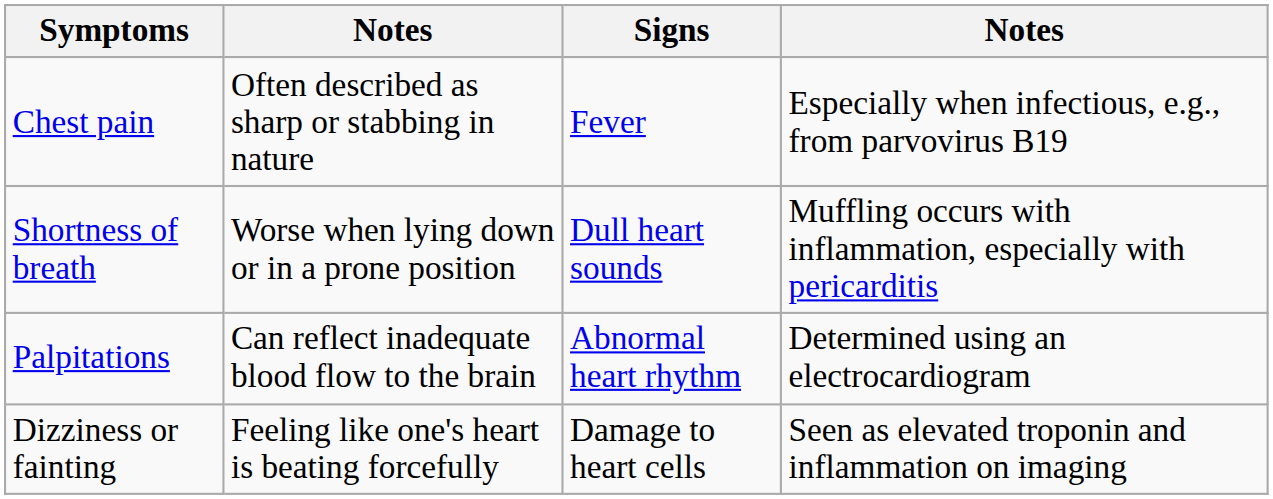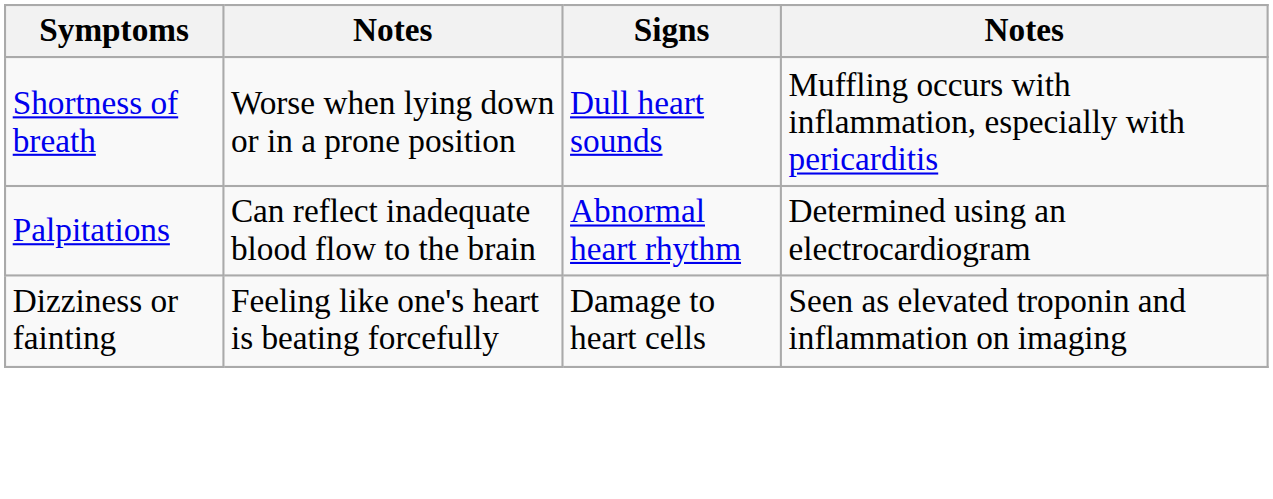- row: (83, 121)
